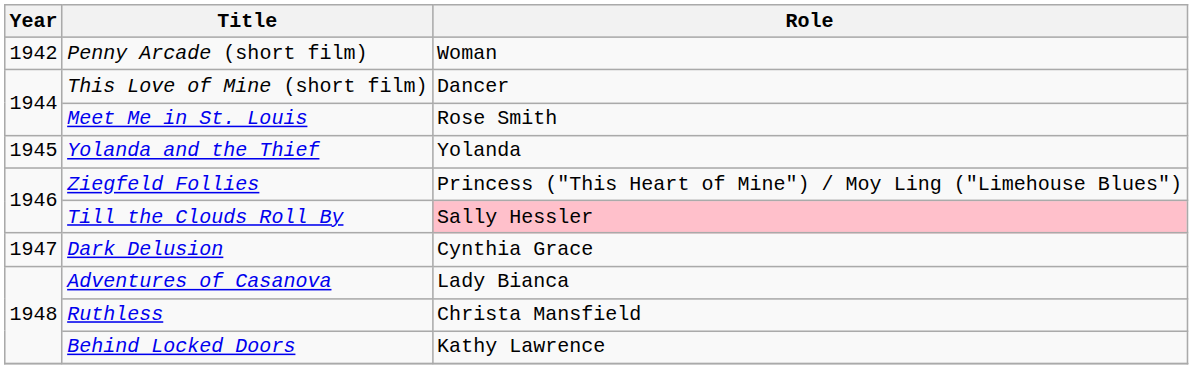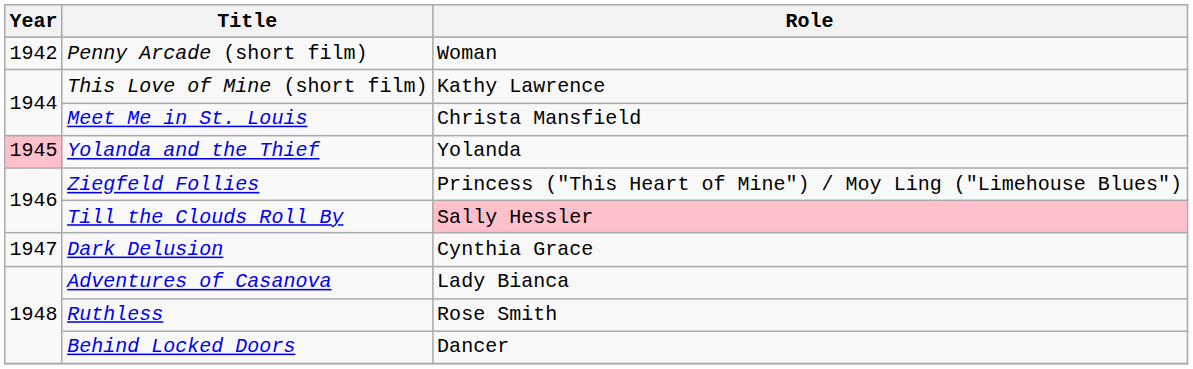(473, 86) Dancer -> (521, 86) Kathy Lawrence
(497, 119) Rose Smith -> (539, 119) Christa Mansfield
(34, 152) no background -> (34, 152) pink background
(539, 315) Christa Mansfield -> (497, 315) Rose Smith
(521, 347) Kathy Lawrence -> (473, 347) Dancer
